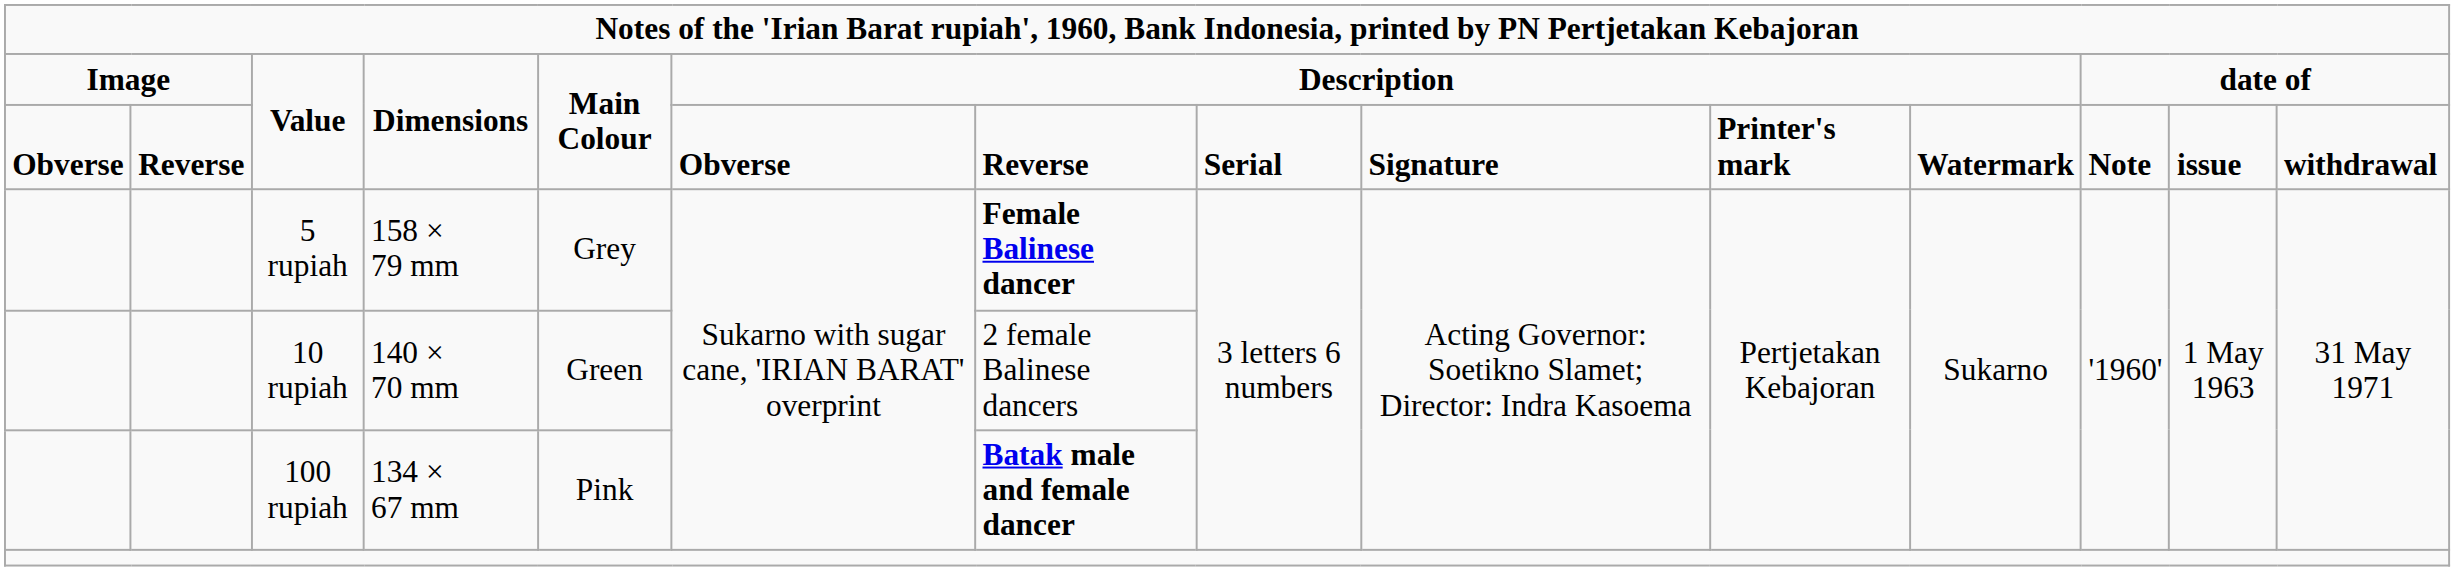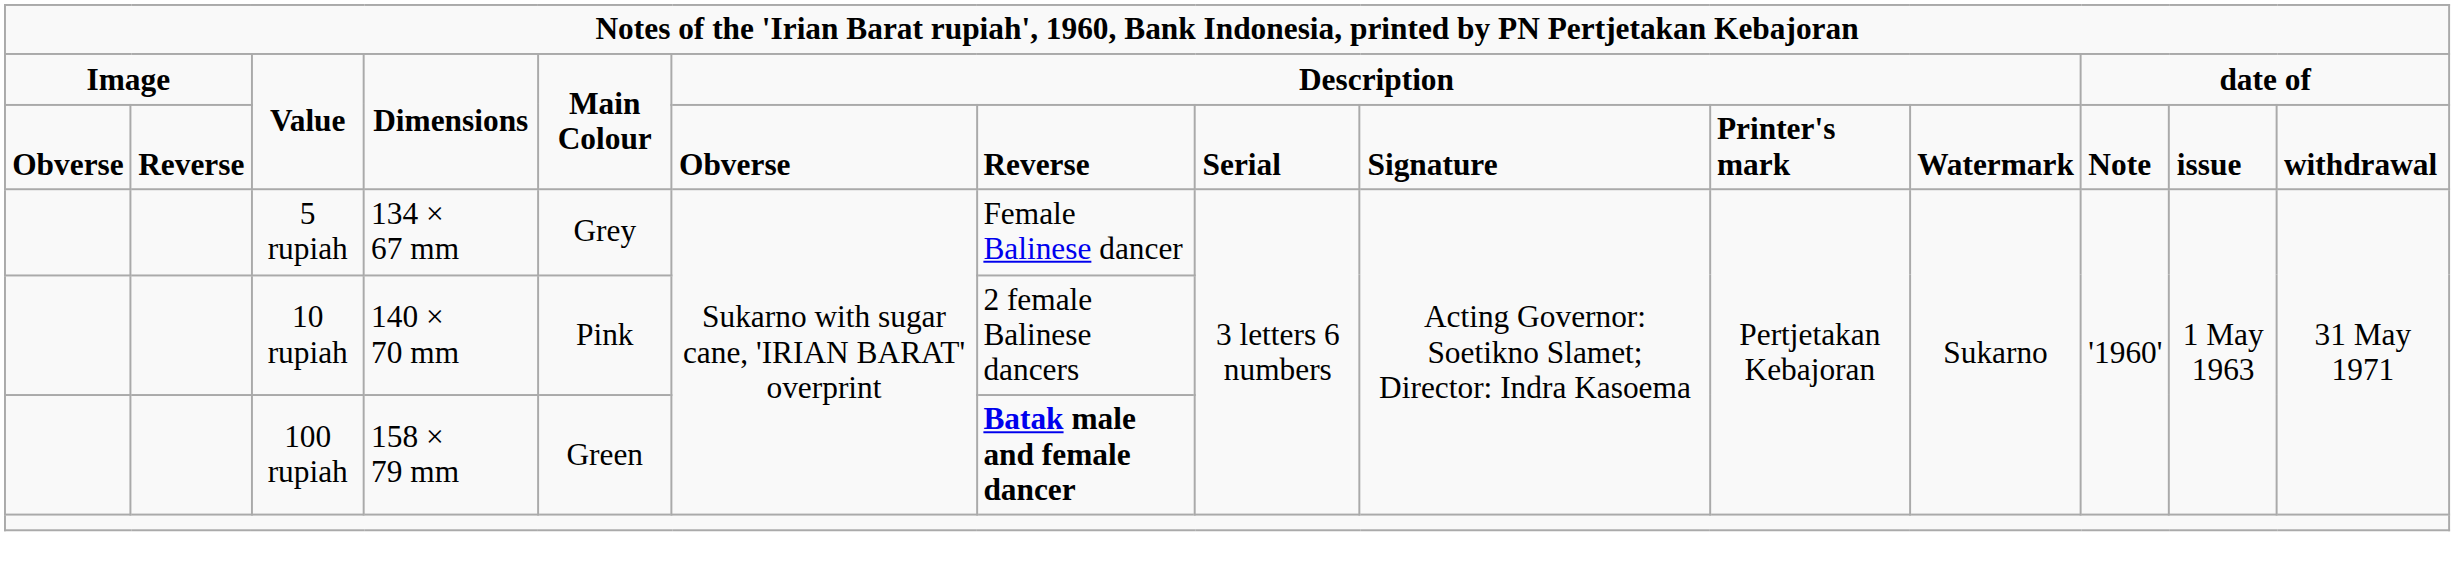(415, 249) 158 × 79 mm -> (415, 231) 134 × 67 mm
(1038, 249) bold -> (1083, 231) normal
(605, 369) Green -> (605, 334) Pink
(415, 489) 134 × 67 mm -> (415, 454) 158 × 79 mm
(605, 489) Pink -> (605, 454) Green
